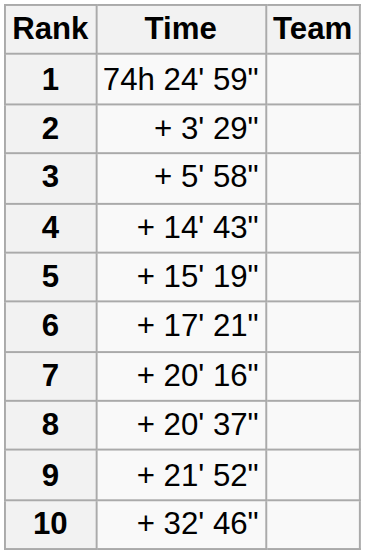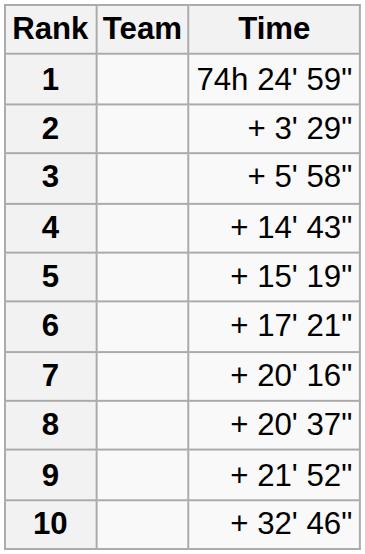columns swapped: (313, 29) <-> (181, 29)
